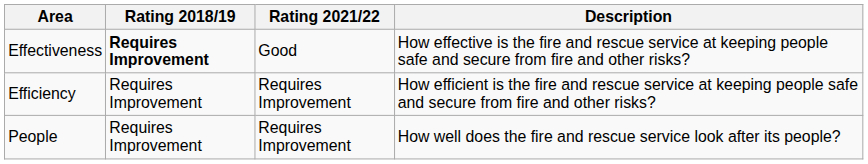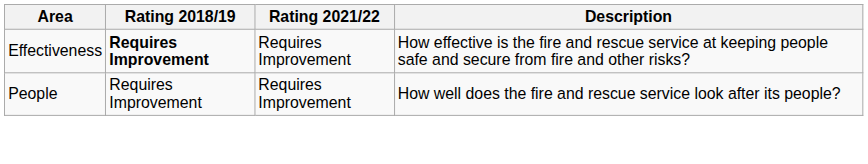(278, 51) Good -> (305, 51) Requires Improvement
- row: (42, 94)
